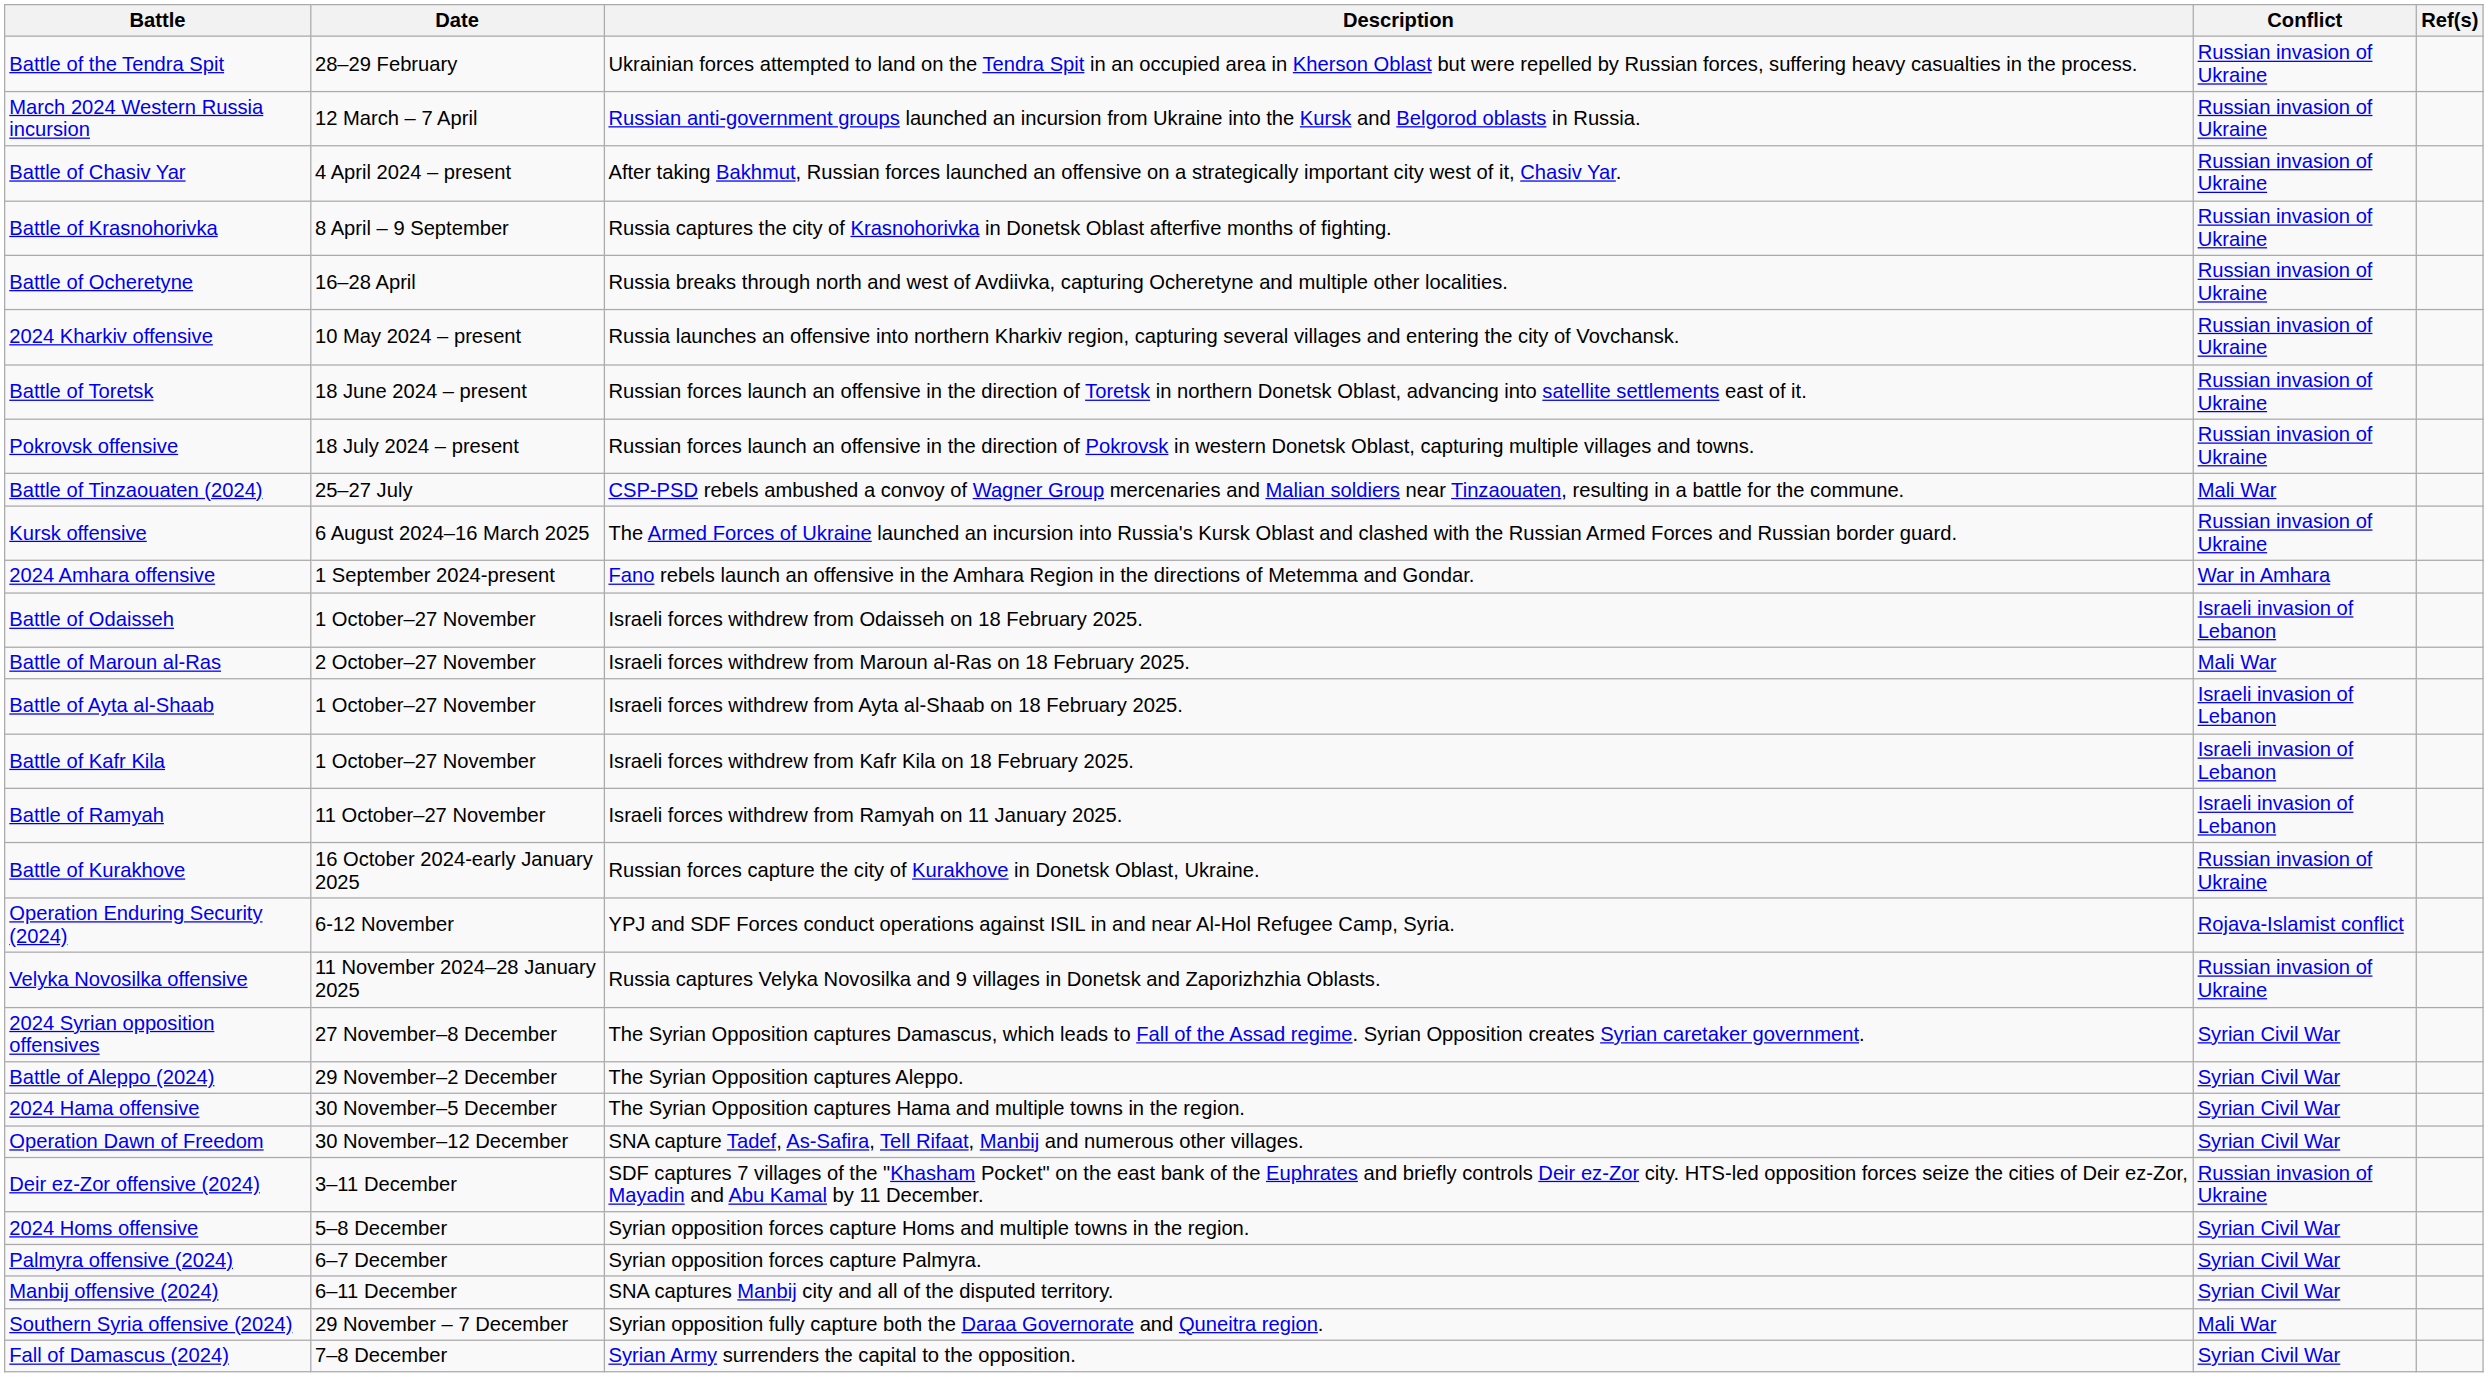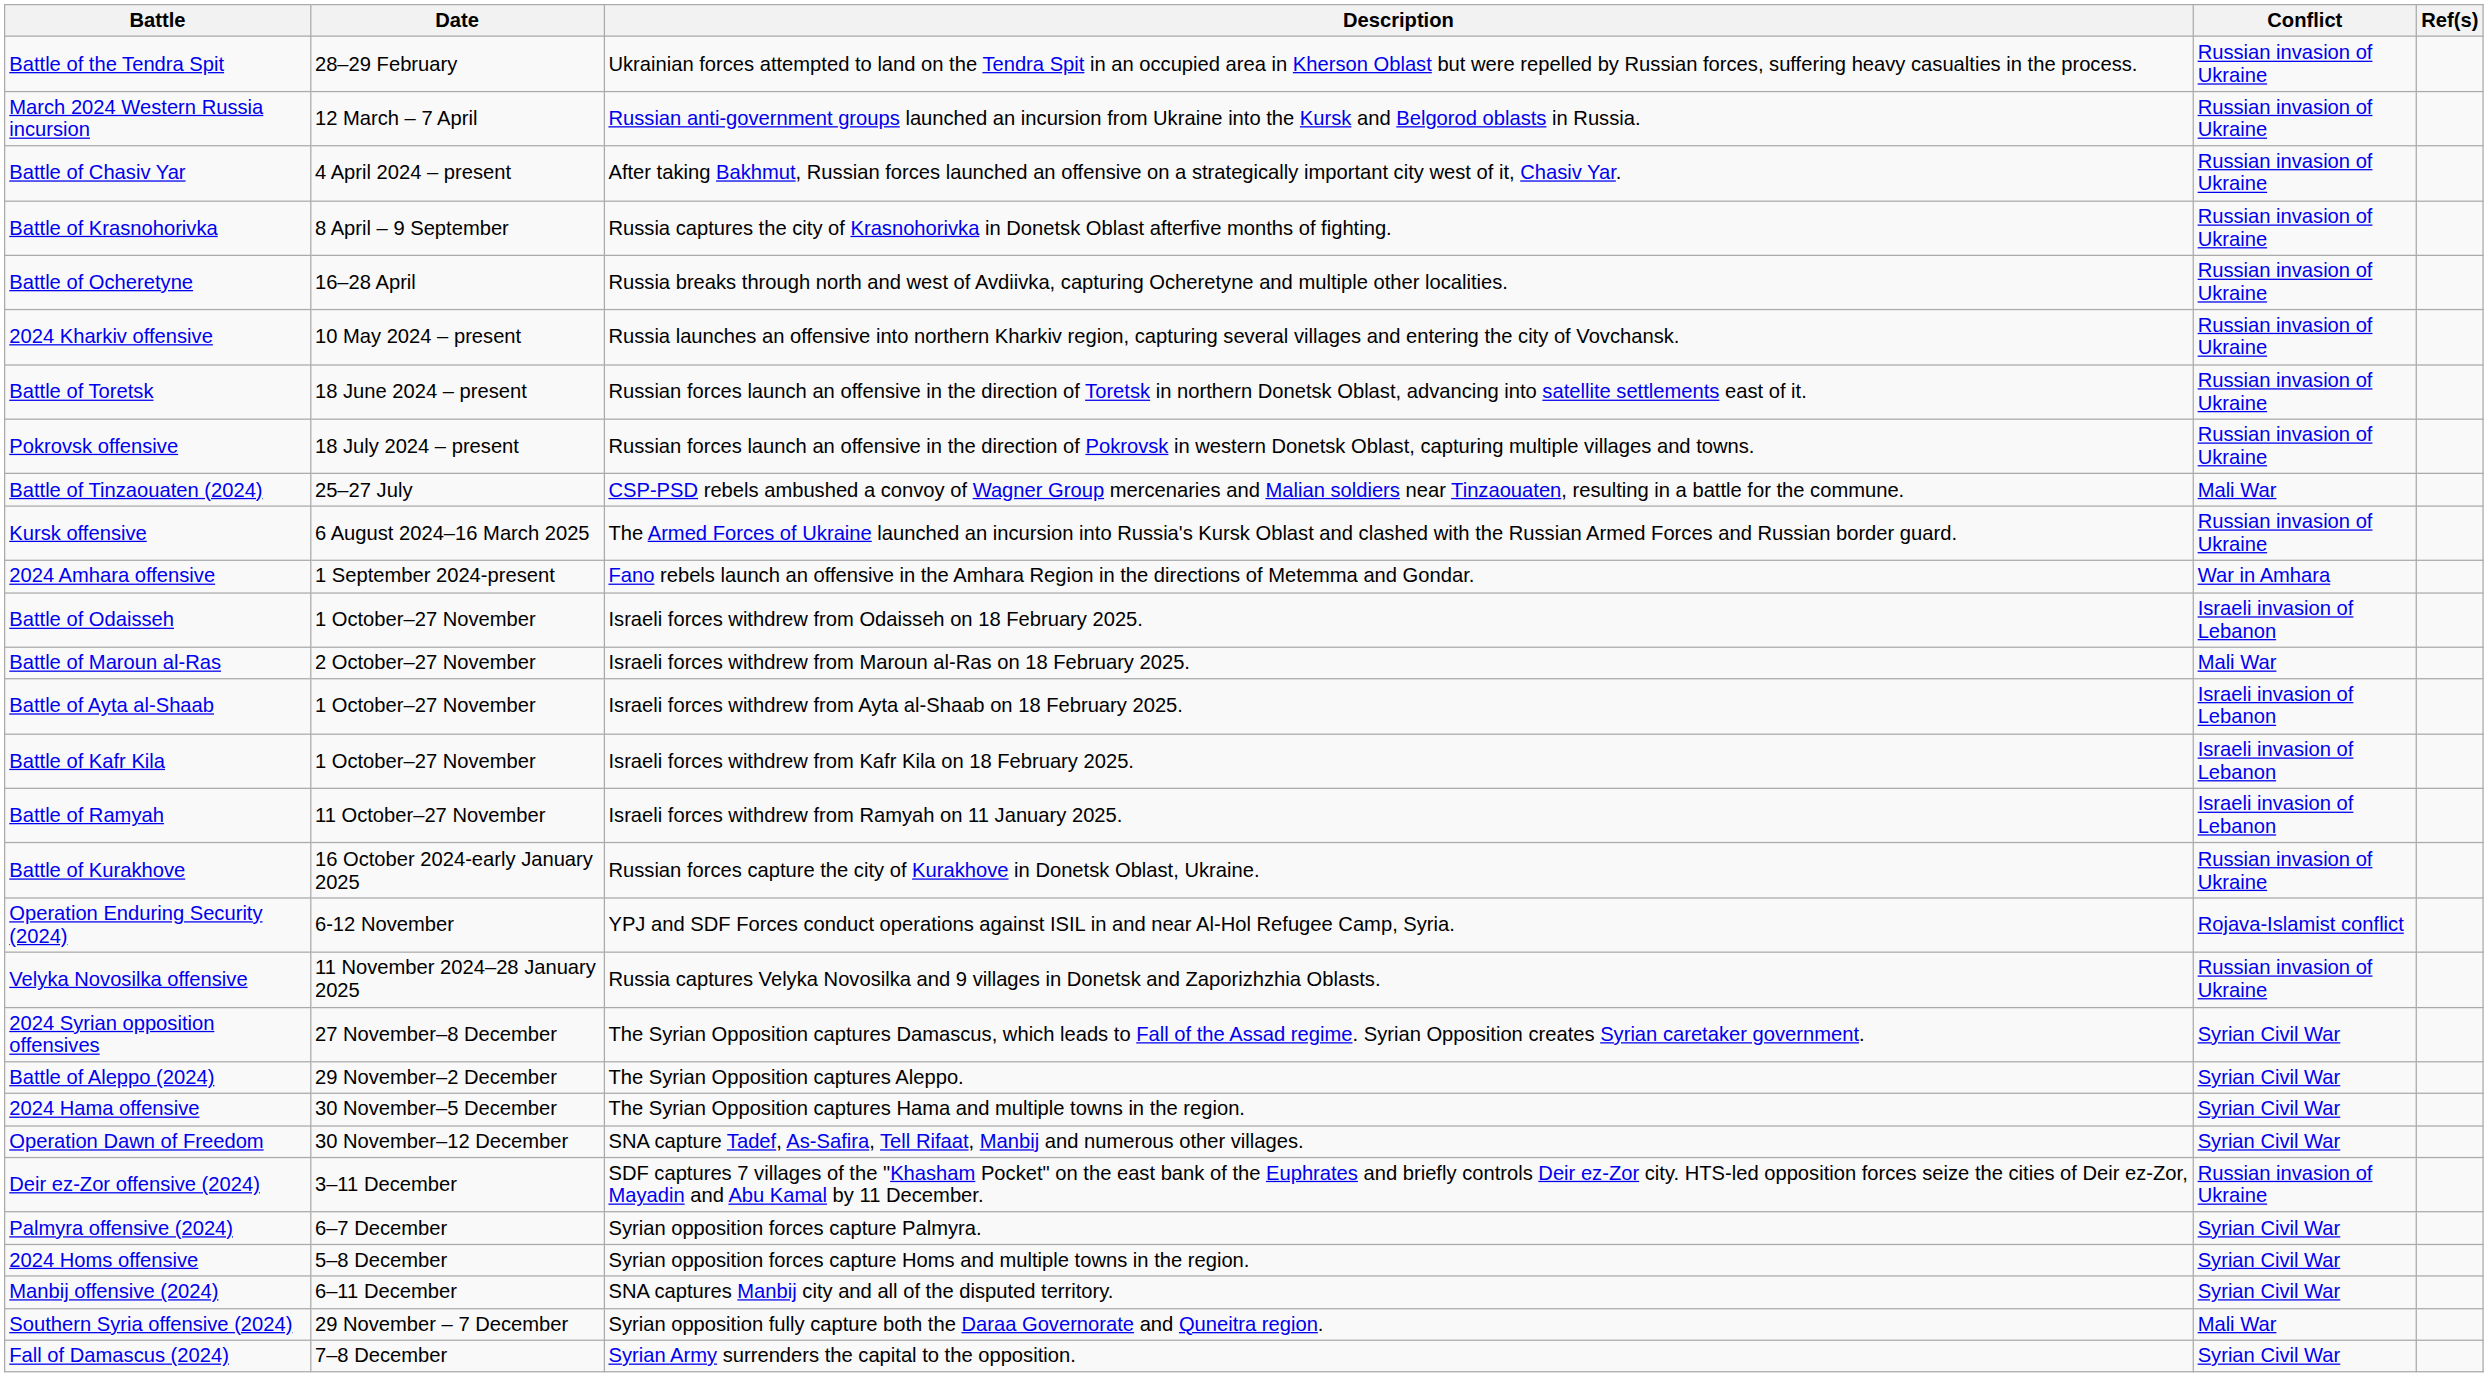rows swapped: (104, 1228) <-> (121, 1260)
